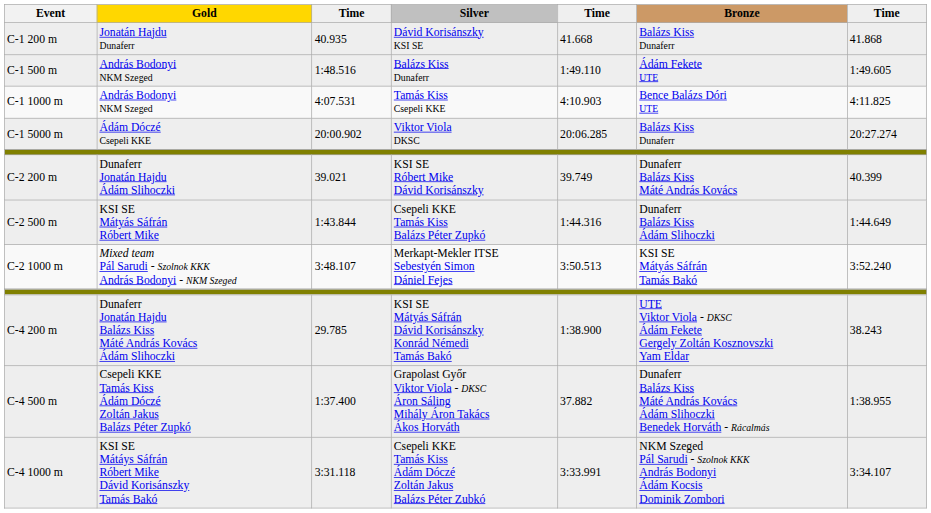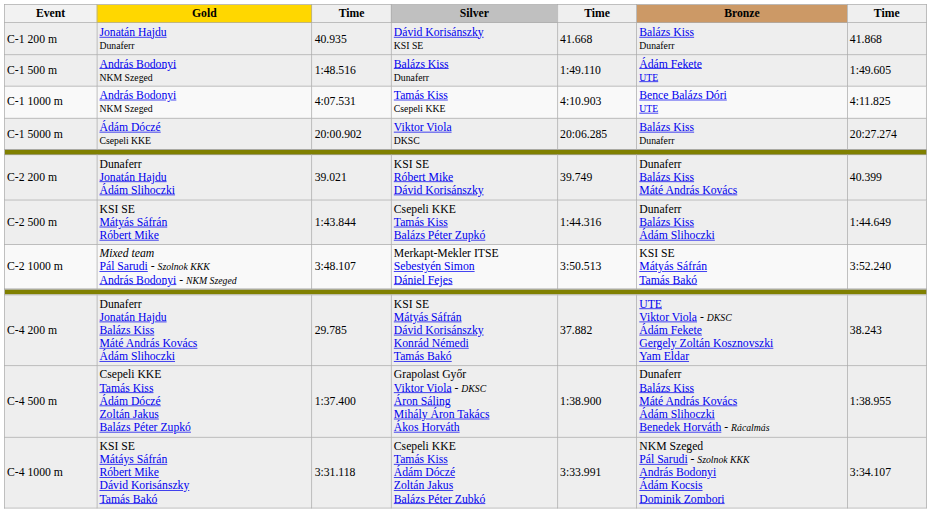(581, 330) 1:38.900 -> (576, 330) 37.882
(576, 401) 37.882 -> (581, 401) 1:38.900
